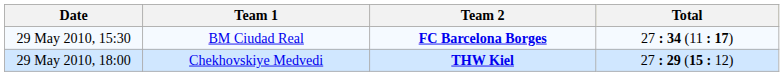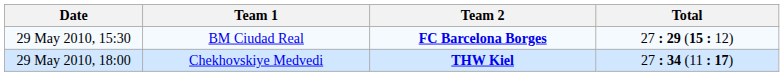(687, 37) 27 : 34 (11 : 17) -> (687, 37) 27 : 29 (15 : 12)
(687, 60) 27 : 29 (15 : 12) -> (687, 60) 27 : 34 (11 : 17)
